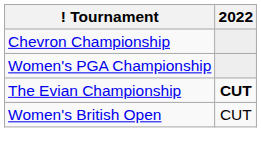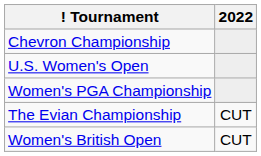+ row: (78, 66)
(236, 91) bold -> (236, 115) normal
